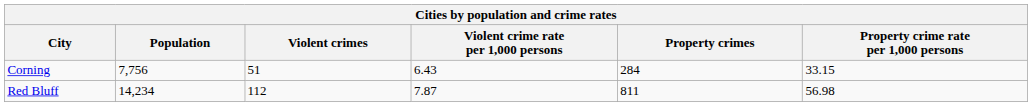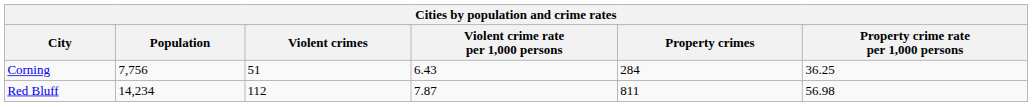(820, 70) 33.15 -> (820, 70) 36.25
